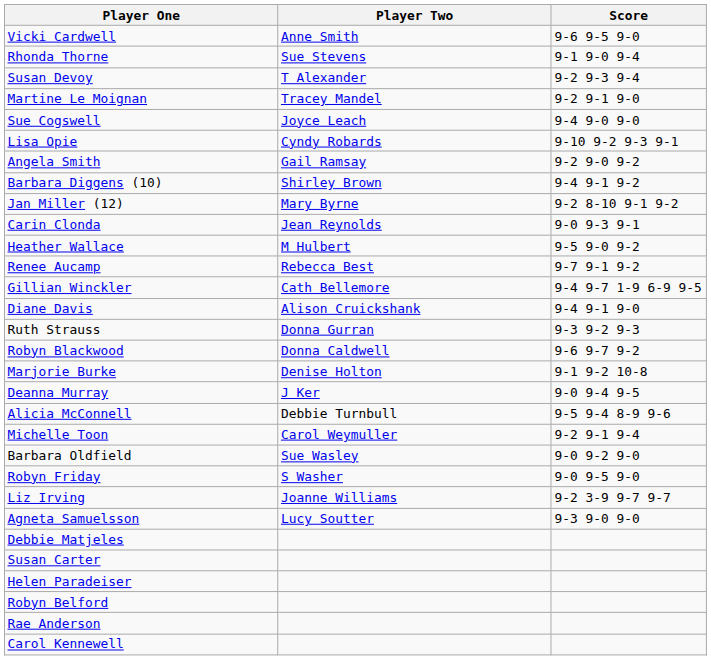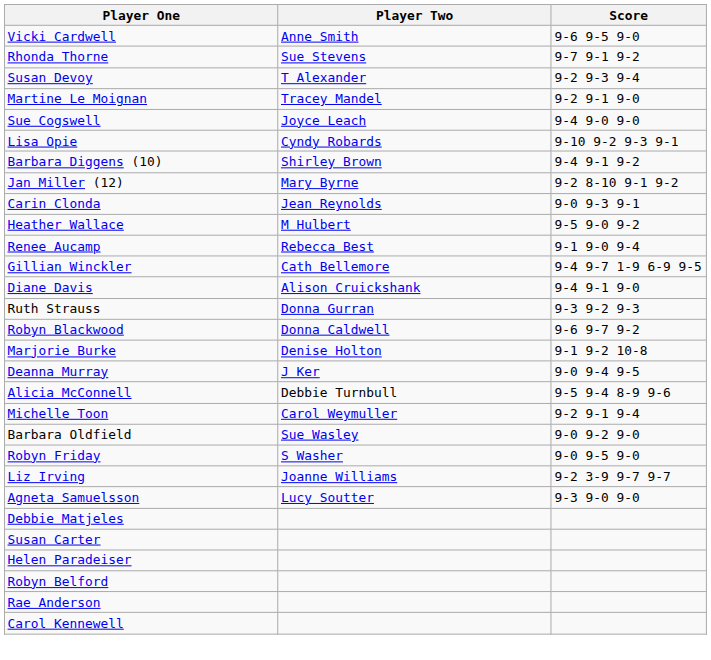(597, 57) 9-1 9-0 9-4 -> (597, 57) 9-7 9-1 9-2
- row: (54, 162)
(597, 267) 9-7 9-1 9-2 -> (597, 246) 9-1 9-0 9-4
